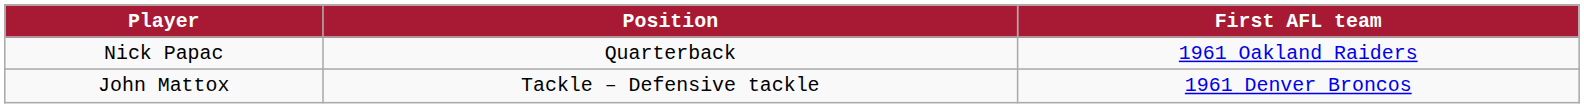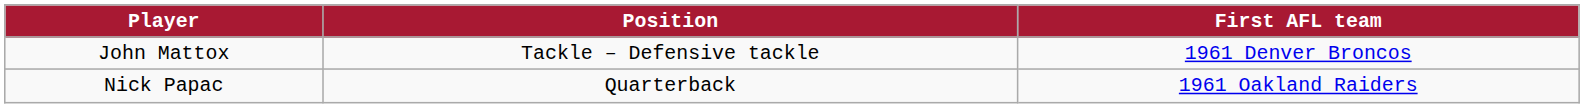rows swapped: (164, 86) <-> (164, 53)
